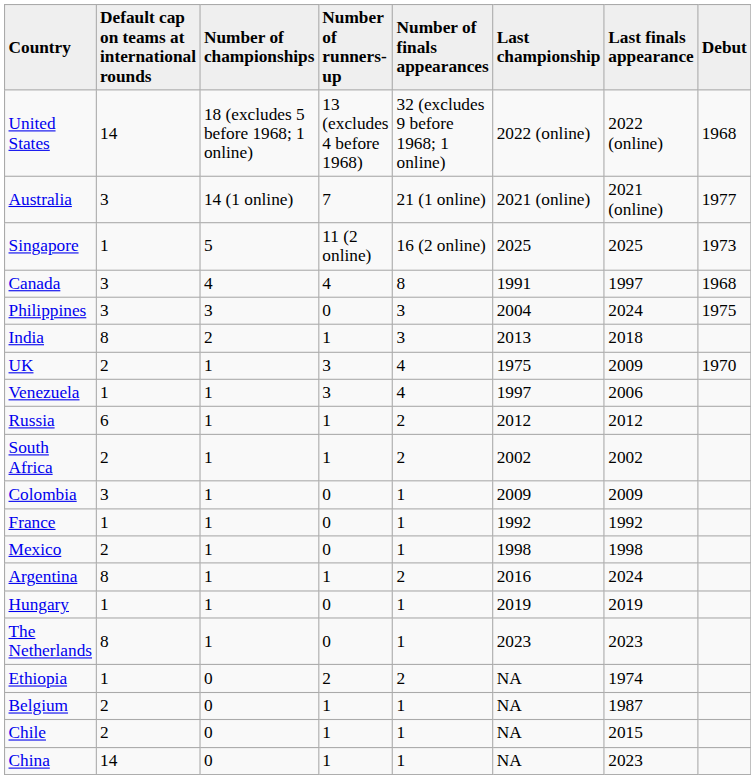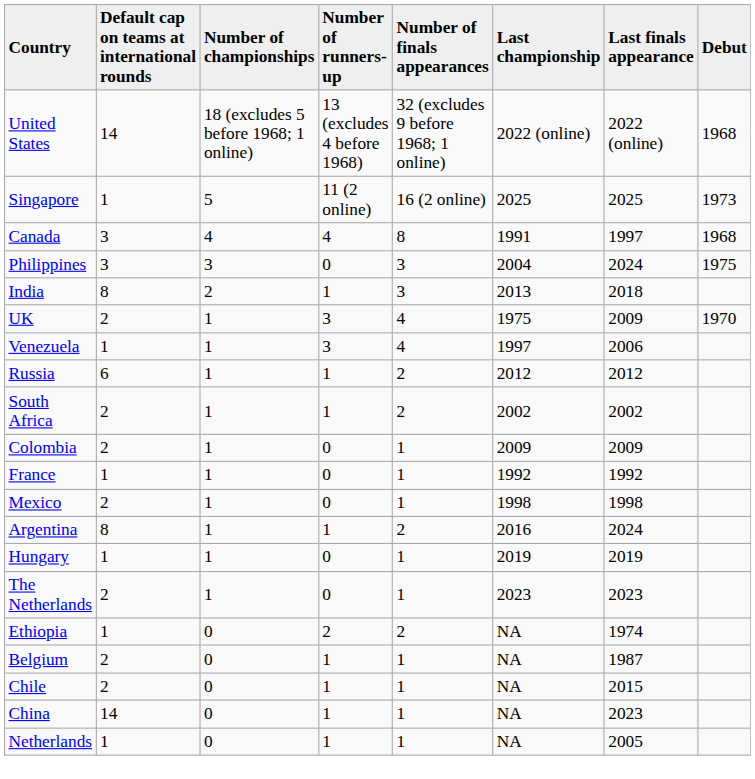- row: (40, 199)
(104, 494) 3 -> (104, 447) 2
(104, 641) 8 -> (104, 594) 2
+ row: (50, 741)
